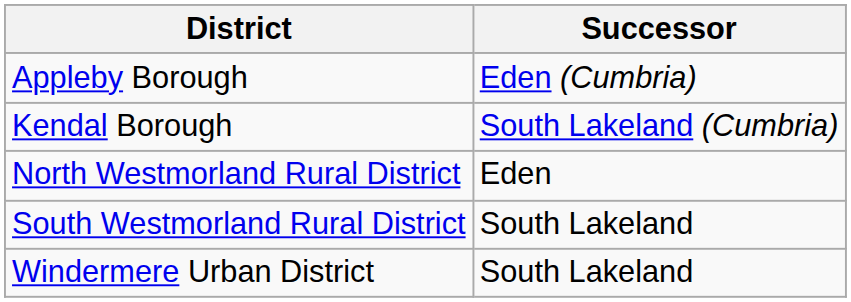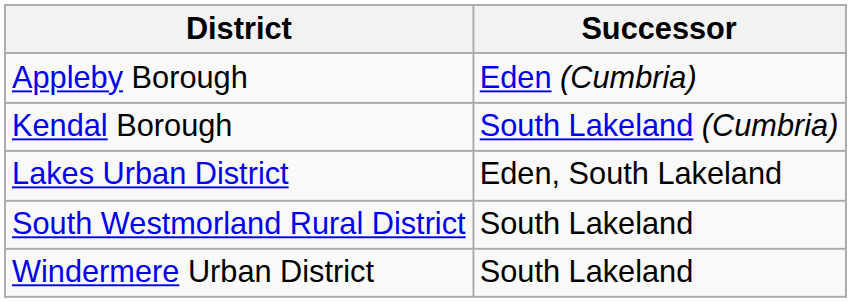+ row: (150, 175)
- row: (236, 175)
